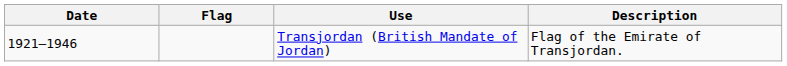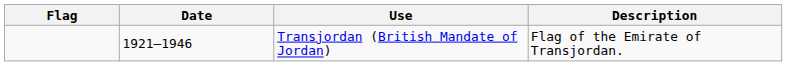columns swapped: (217, 15) <-> (82, 15)
